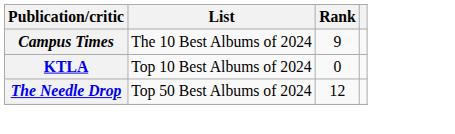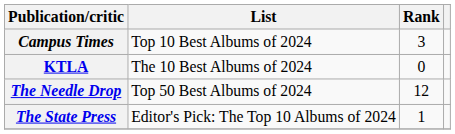(222, 41) The 10 Best Albums of 2024 -> (221, 41) Top 10 Best Albums of 2024
(337, 41) 9 -> (421, 41) 3
(221, 66) Top 10 Best Albums of 2024 -> (222, 66) The 10 Best Albums of 2024
+ row: (66, 116)
